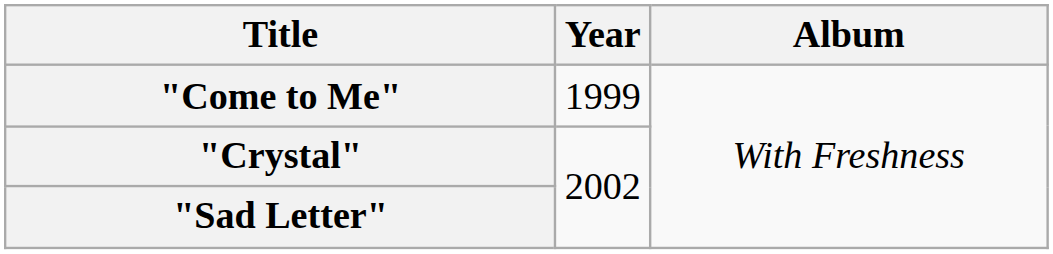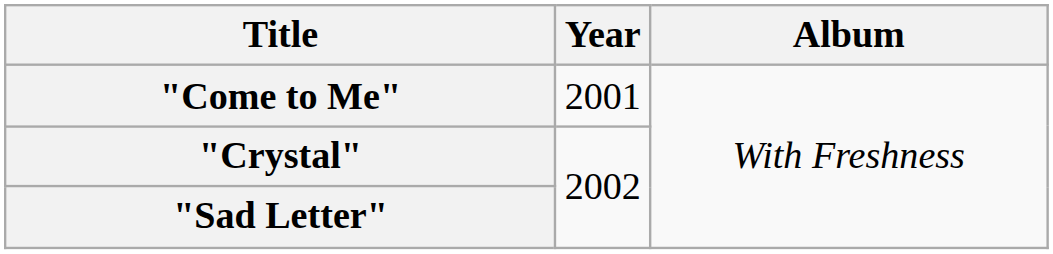(603, 95) 1999 -> (603, 95) 2001
